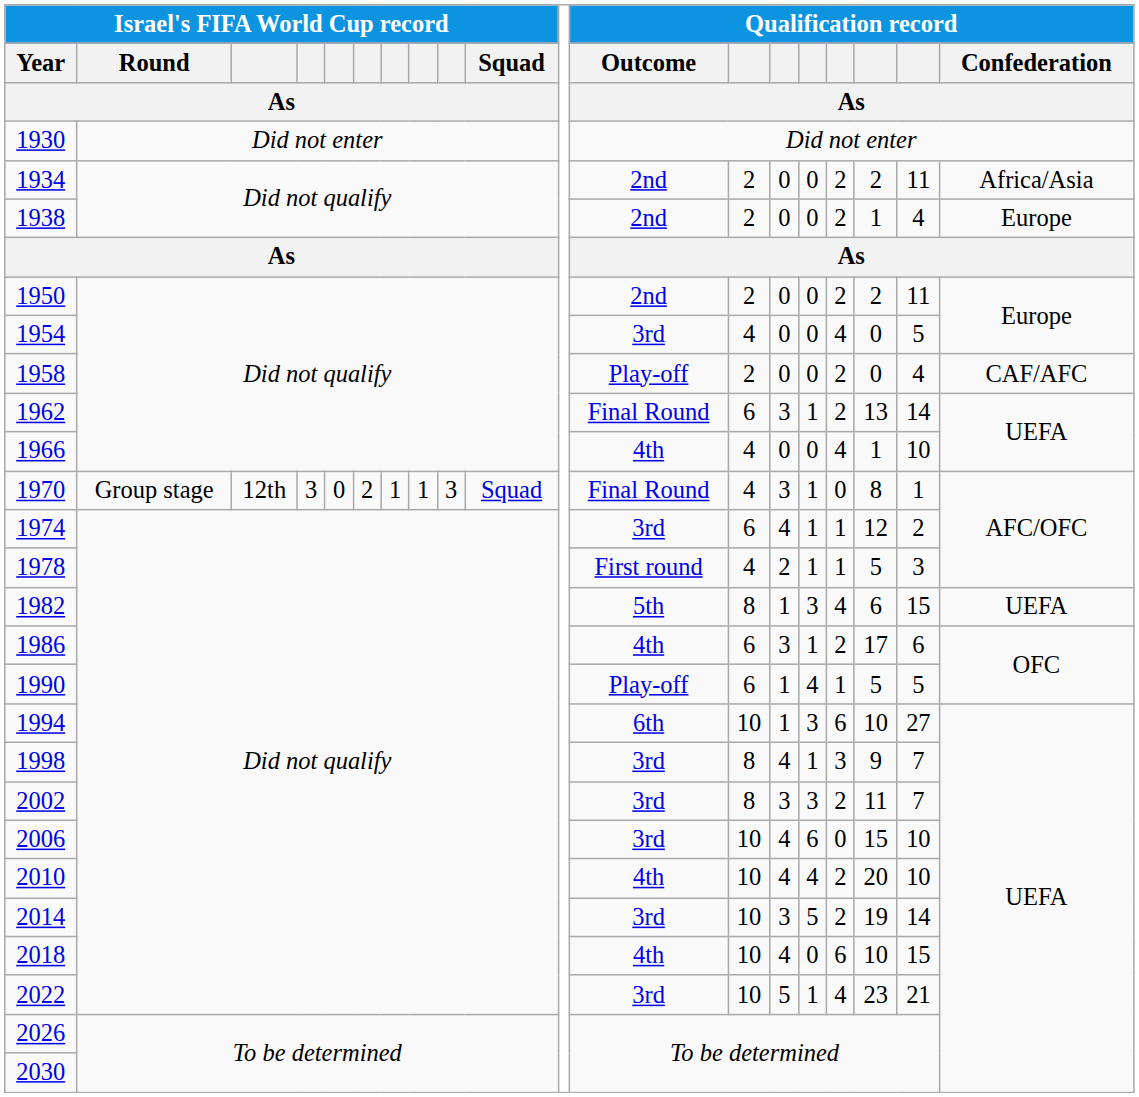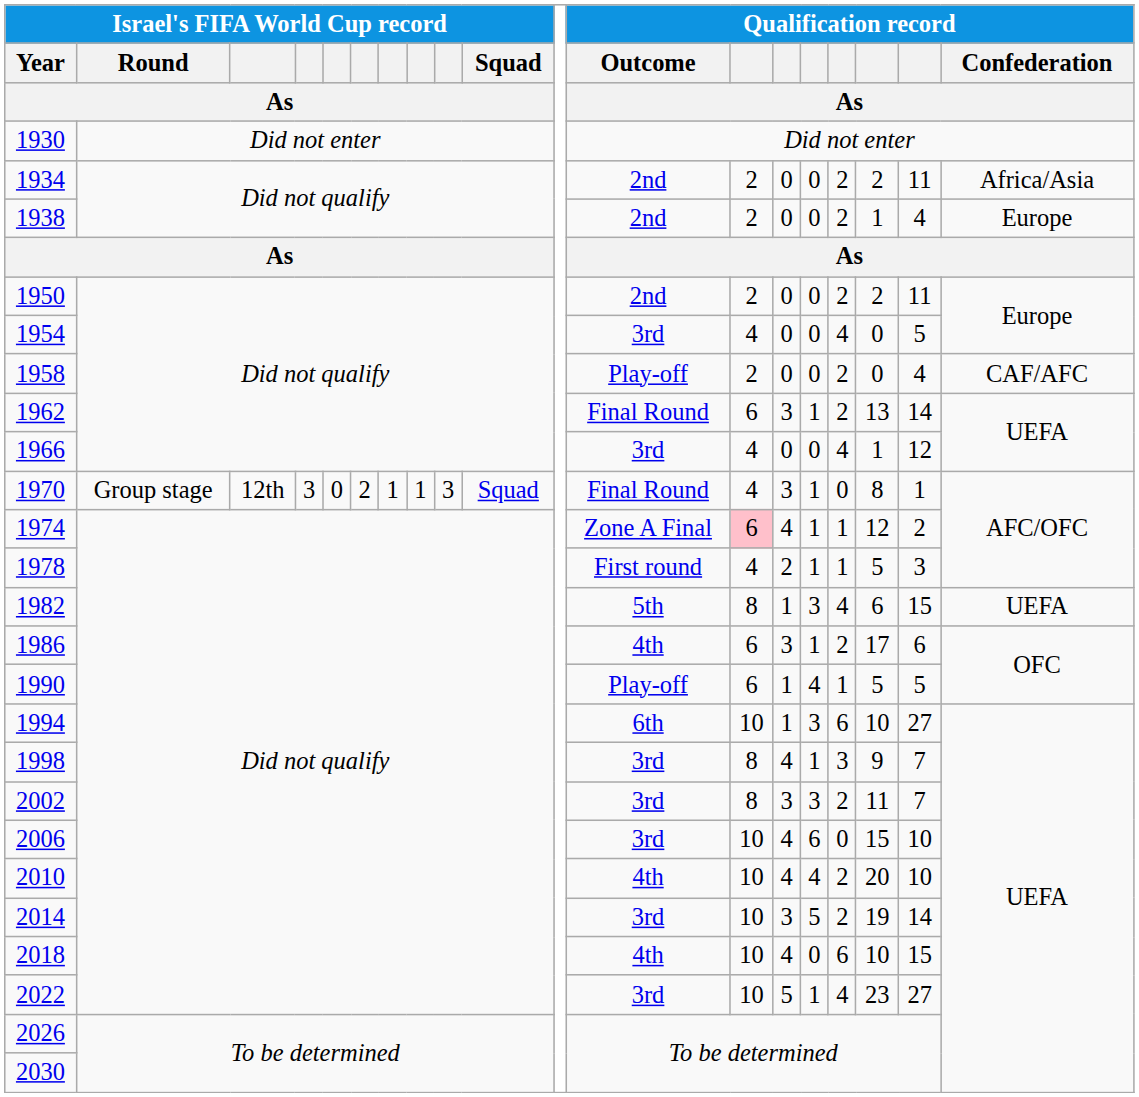(649, 450) 4th -> (648, 450) 3rd
(918, 450) 10 -> (920, 450) 12
(649, 528) 3rd -> (648, 528) Zone A Final
(749, 528) no background -> (752, 528) pink background
(918, 994) 21 -> (920, 994) 27
